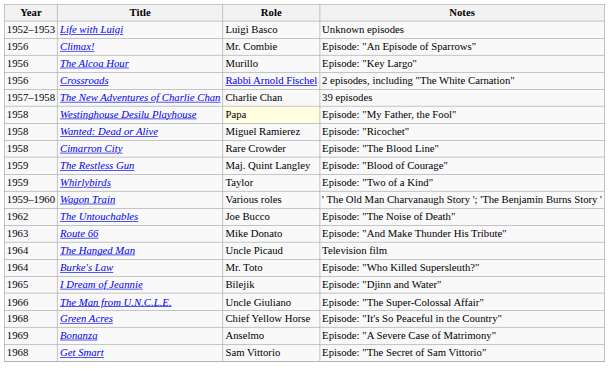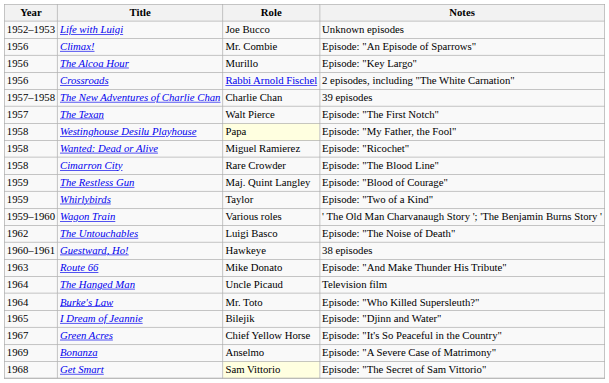(251, 30) Luigi Basco -> (248, 30) Joe Bucco
+ row: (82, 115)
(248, 217) Joe Bucco -> (251, 234) Luigi Basco
+ row: (94, 251)
- row: (116, 302)
(18, 319) 1968 -> (18, 336) 1967
(253, 353) no background -> (253, 370) lightyellow background
